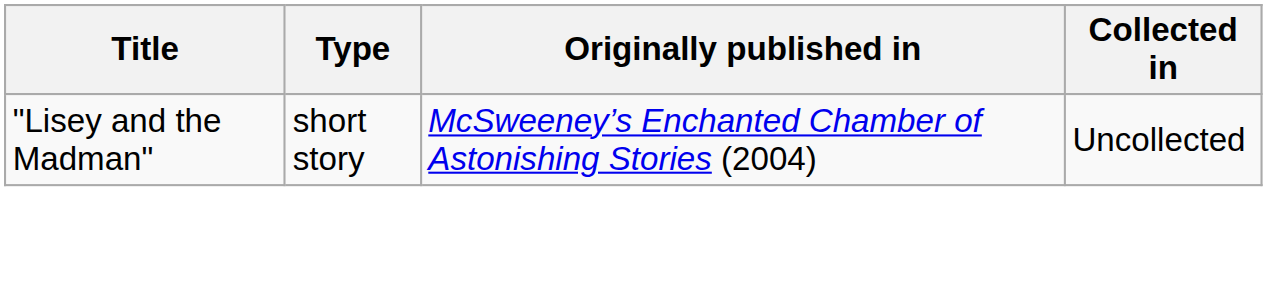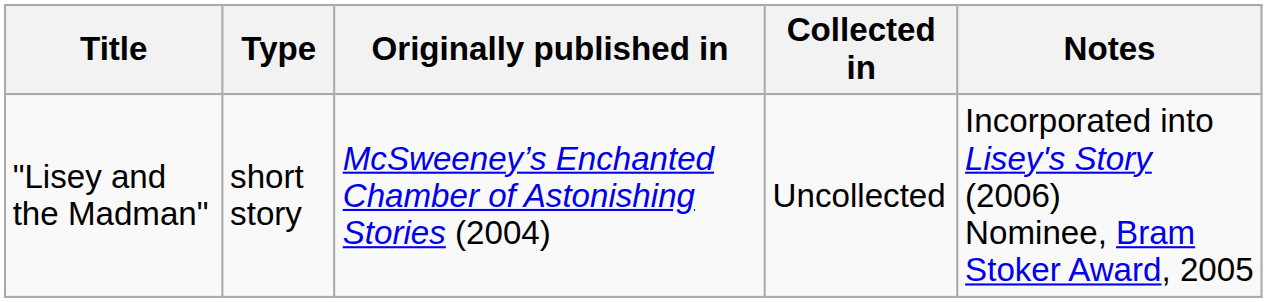+ column: (1109, 49)
